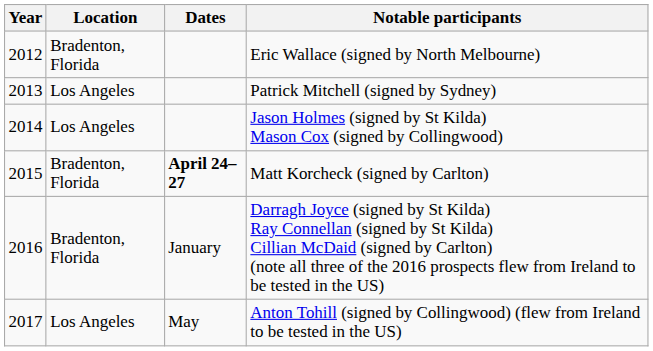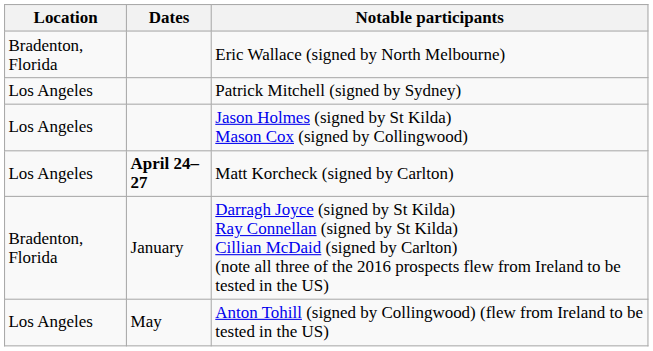- column: (25, 17)
(88, 173) Bradenton, Florida -> (51, 173) Los Angeles
